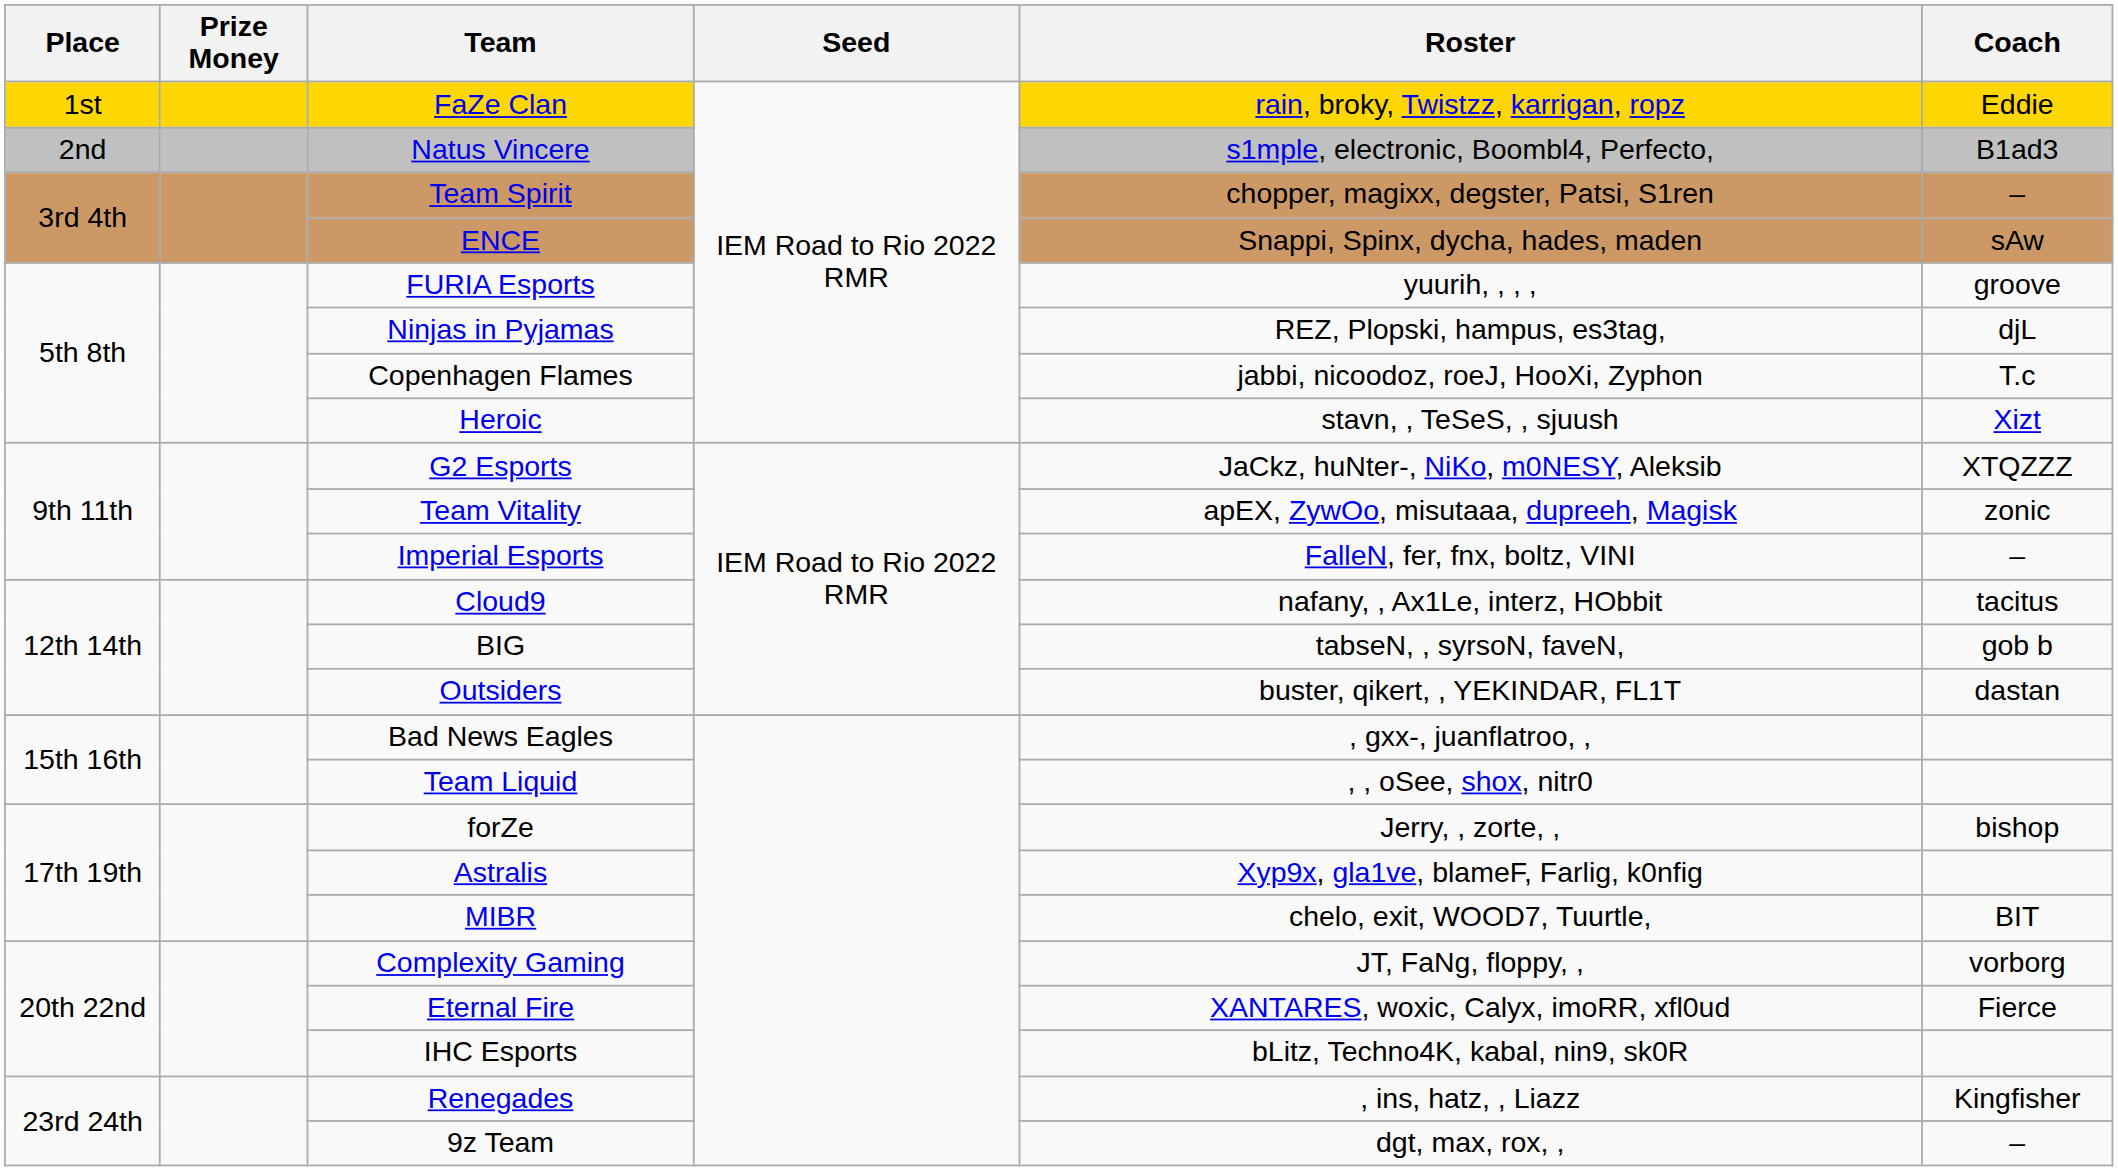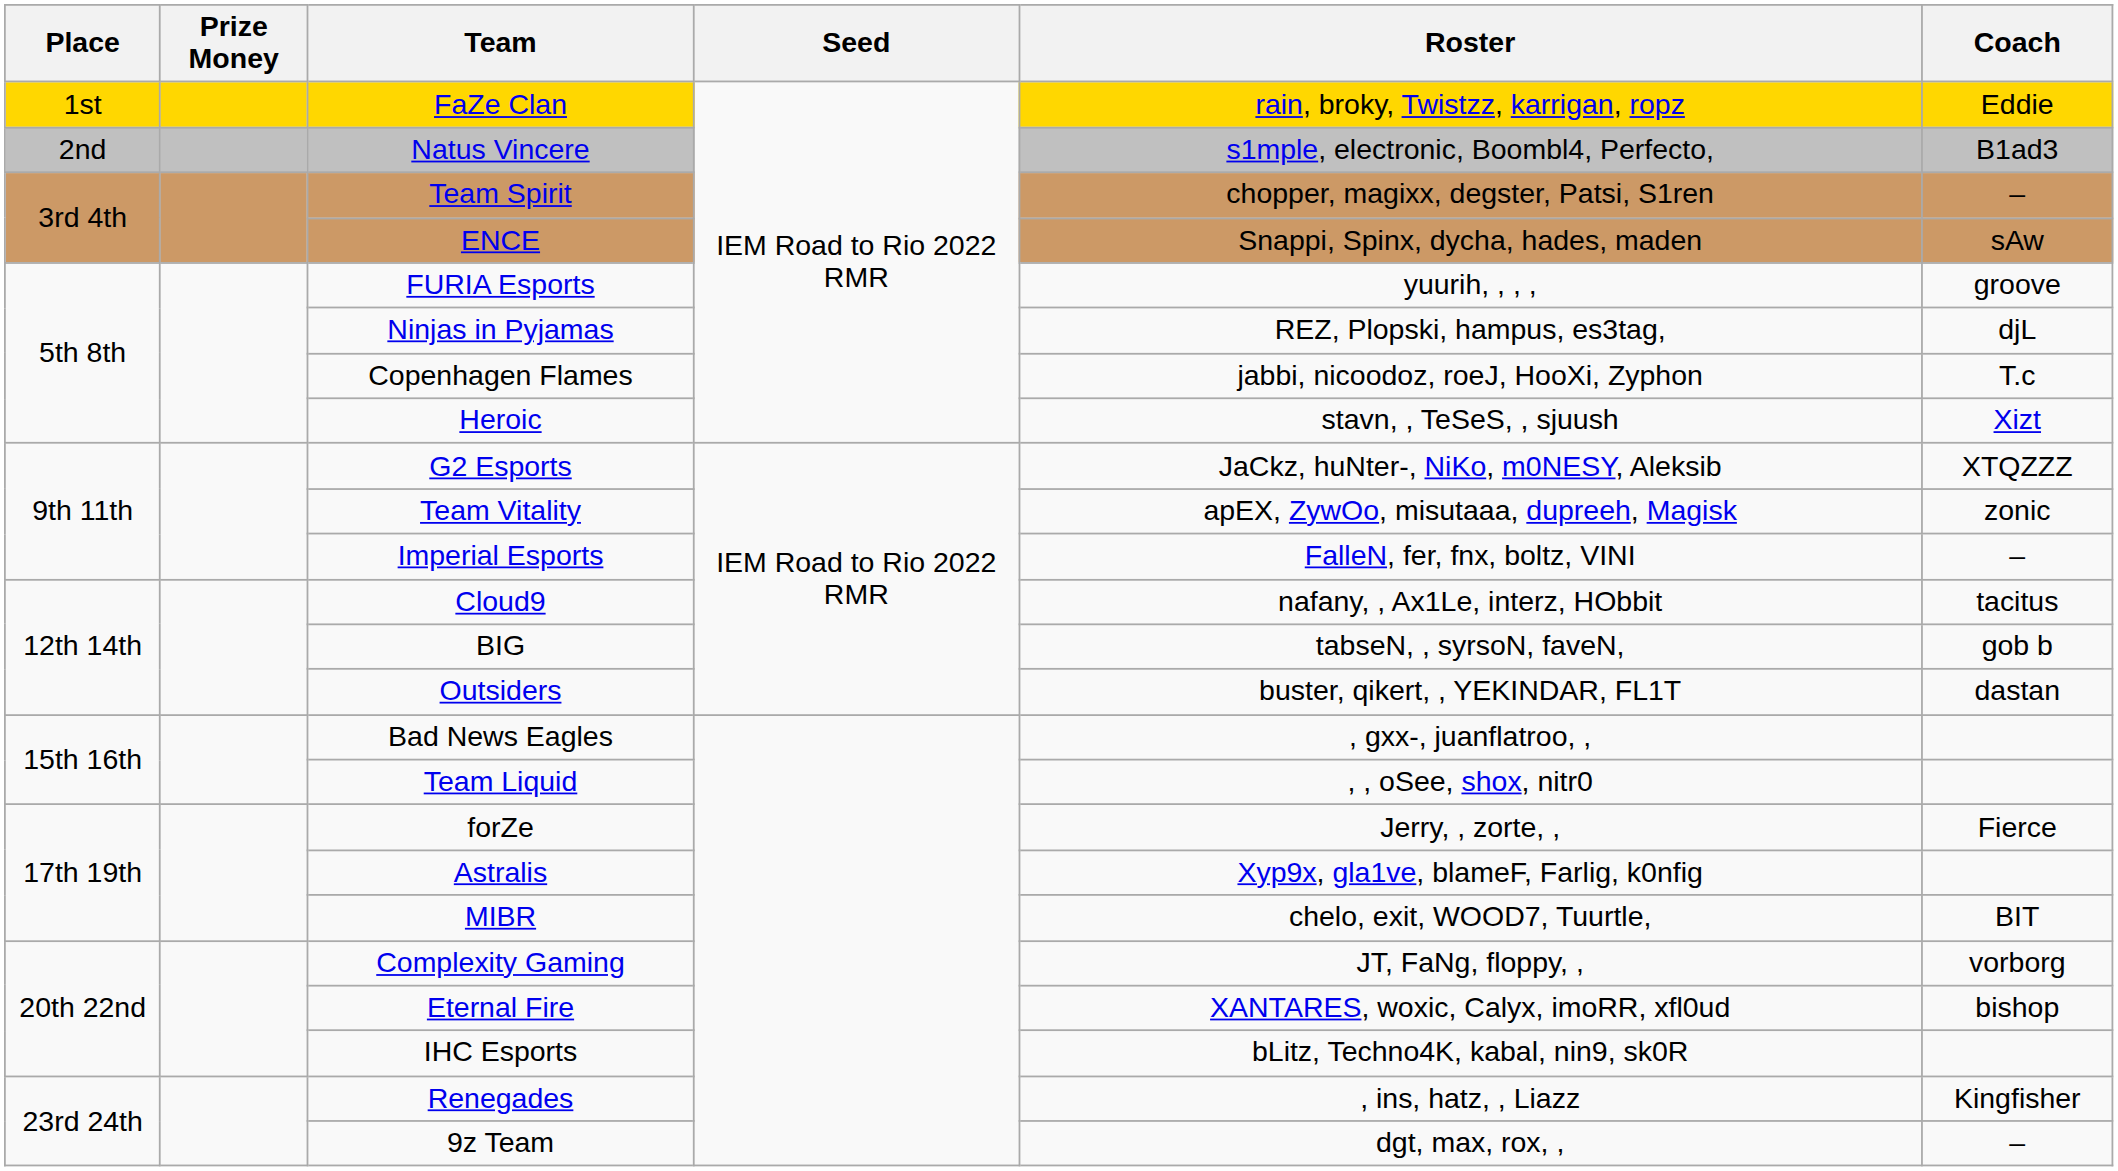(2017, 826) bishop -> (2017, 826) Fierce
(2017, 1007) Fierce -> (2017, 1007) bishop
